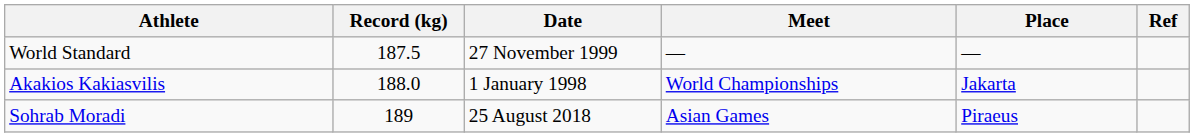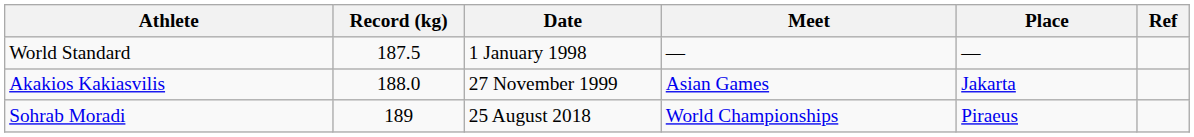(543, 52) 27 November 1999 -> (528, 52) 1 January 1998
(528, 84) 1 January 1998 -> (543, 84) 27 November 1999
(752, 84) World Championships -> (717, 84) Asian Games
(717, 116) Asian Games -> (752, 116) World Championships
